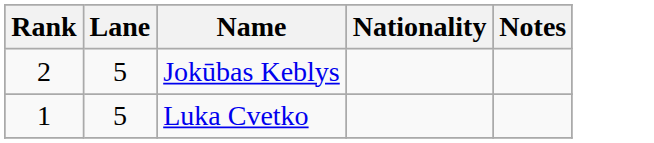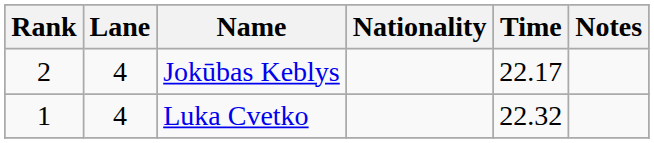+ column: (531, 26)
(120, 71) 5 -> (120, 71) 4
(120, 115) 5 -> (120, 115) 4
